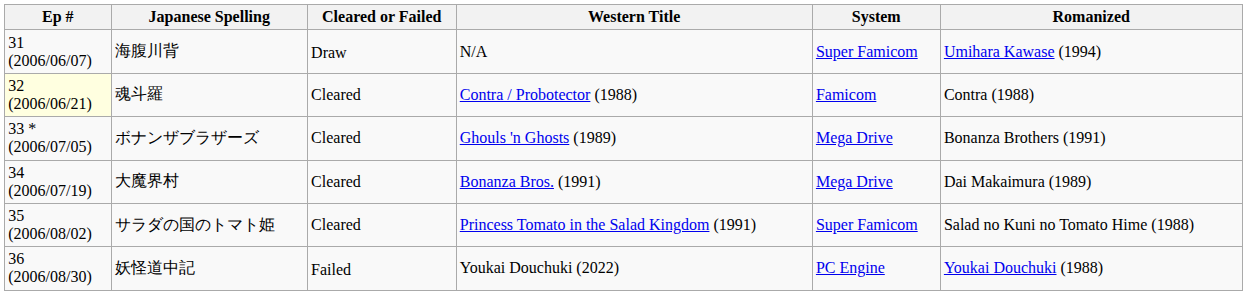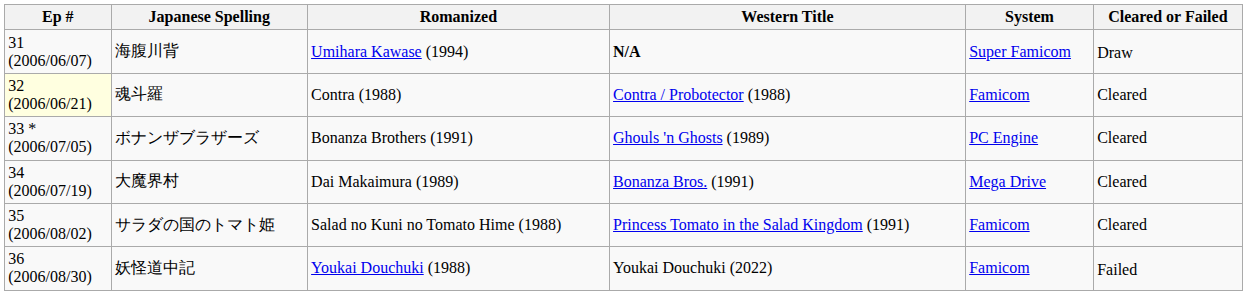columns swapped: (1091, 17) <-> (382, 17)
(474, 51) normal -> (627, 51) bold
(854, 138) Mega Drive -> (1004, 138) PC Engine
(867, 225) Super Famicom -> (999, 225) Famicom
(850, 268) PC Engine -> (999, 268) Famicom
